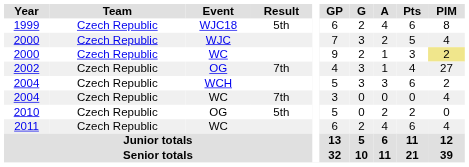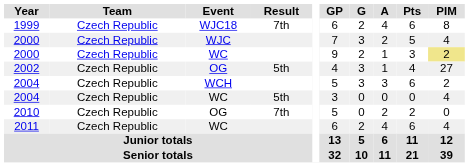(281, 25) 5th -> (281, 25) 7th
(281, 68) 7th -> (281, 68) 5th
(281, 97) 7th -> (281, 97) 5th
(281, 112) 5th -> (281, 112) 7th
